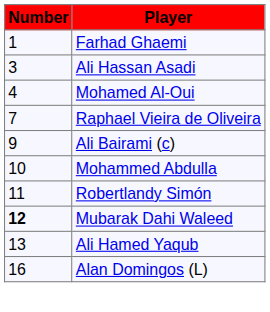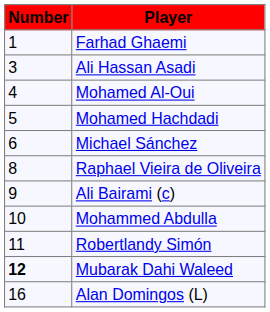+ row: (147, 118)
+ row: (137, 143)
(13, 118) 7 -> (13, 168) 8
- row: (137, 244)
